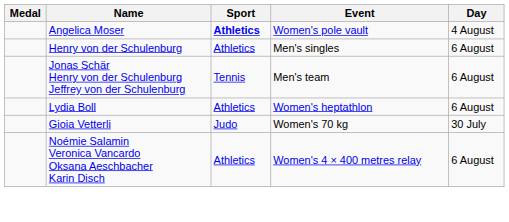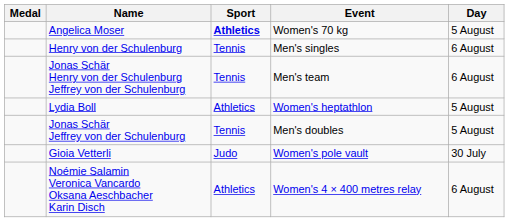(321, 31) Women's pole vault -> (311, 31) Women's 70 kg
(473, 31) 4 August -> (473, 31) 5 August
(234, 48) Athletics -> (229, 48) Tennis
(473, 107) 6 August -> (473, 107) 5 August
+ row: (117, 130)
(311, 124) Women's 70 kg -> (321, 154) Women's pole vault
